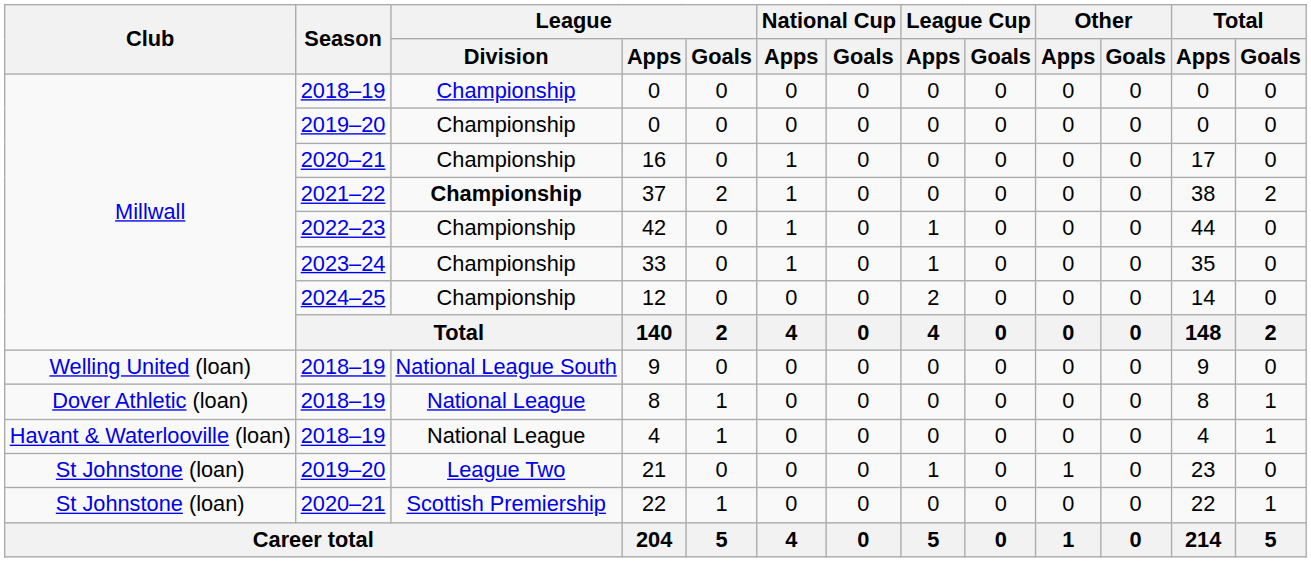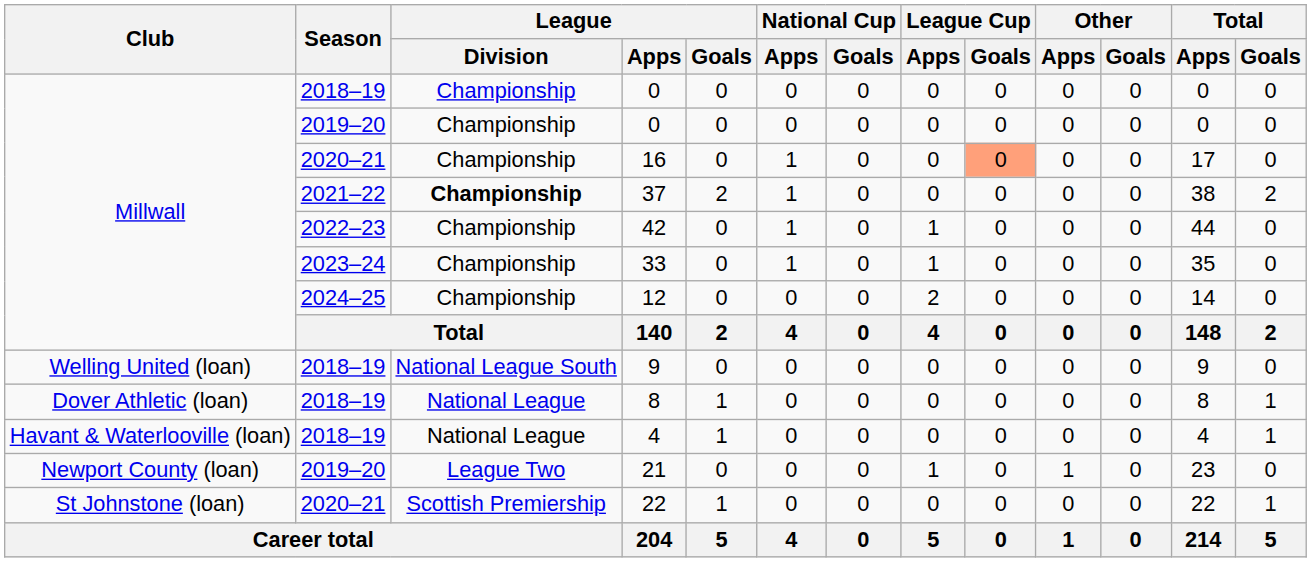(1001, 159) no background -> (1001, 159) lightsalmon background
(150, 470) St Johnstone (loan) -> (150, 470) Newport County (loan)
